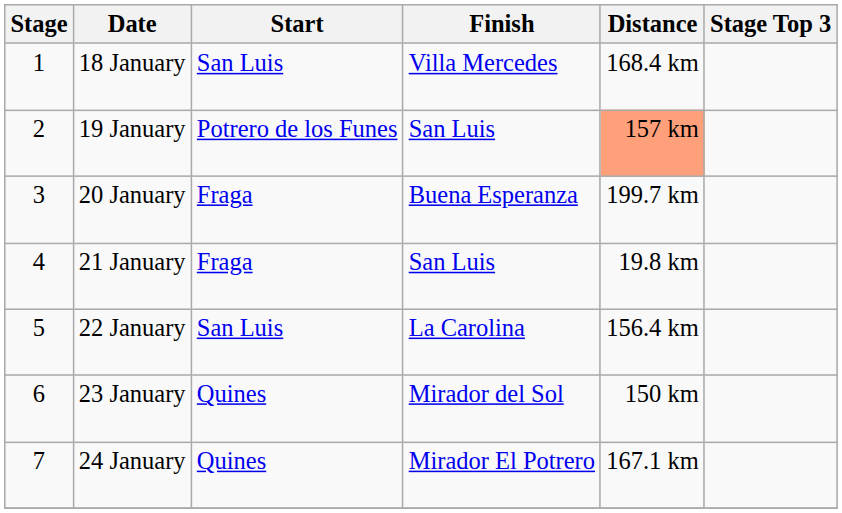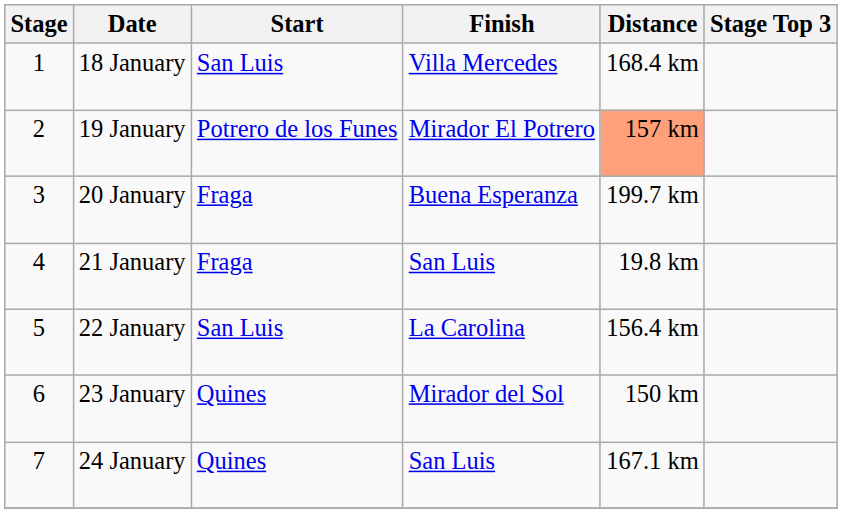(452, 129) San Luis -> (502, 129) Mirador El Potrero
(502, 460) Mirador El Potrero -> (452, 460) San Luis
